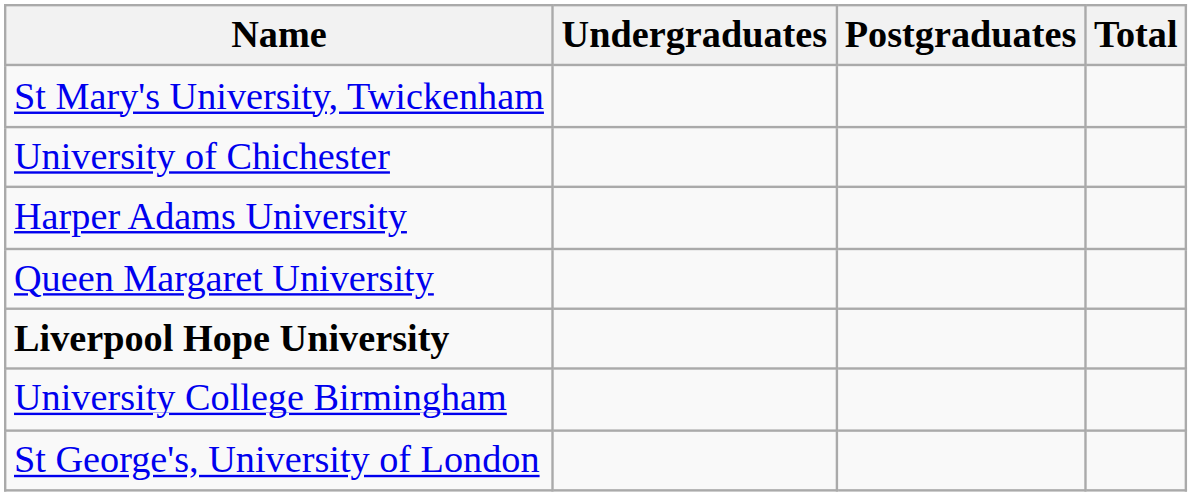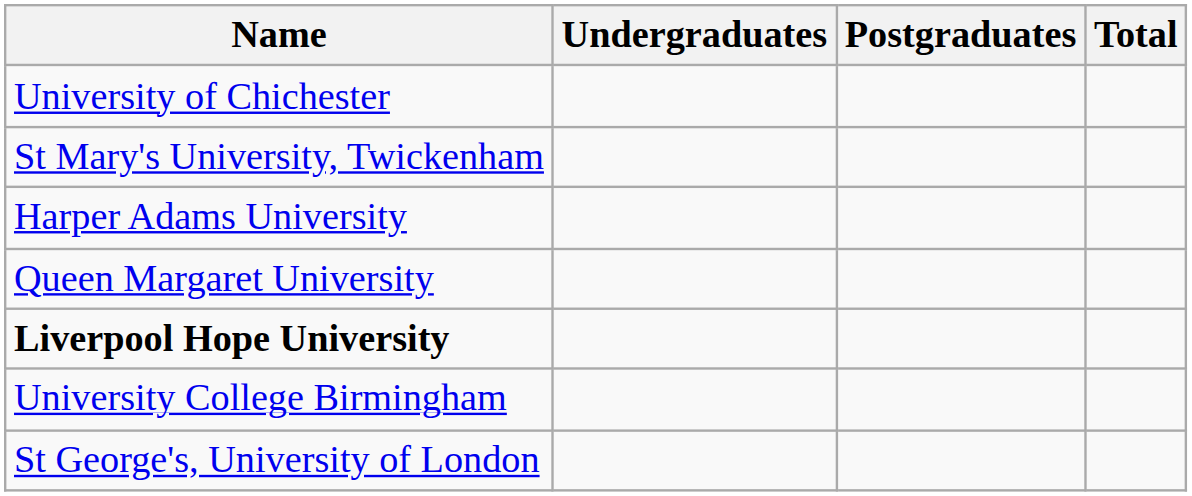rows swapped: (279, 95) <-> (202, 156)
